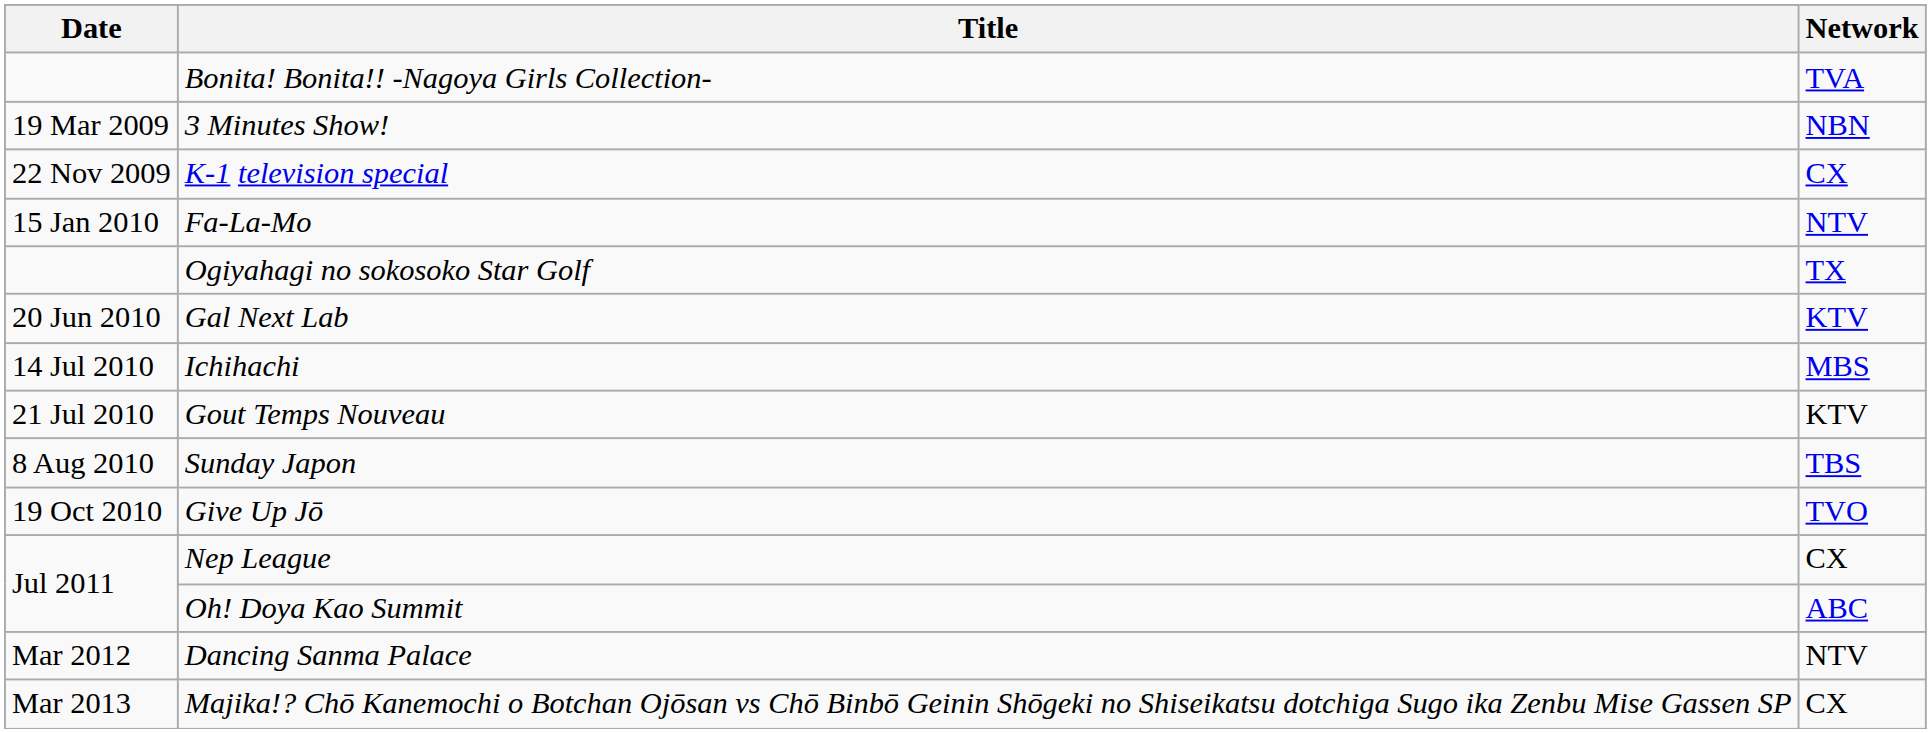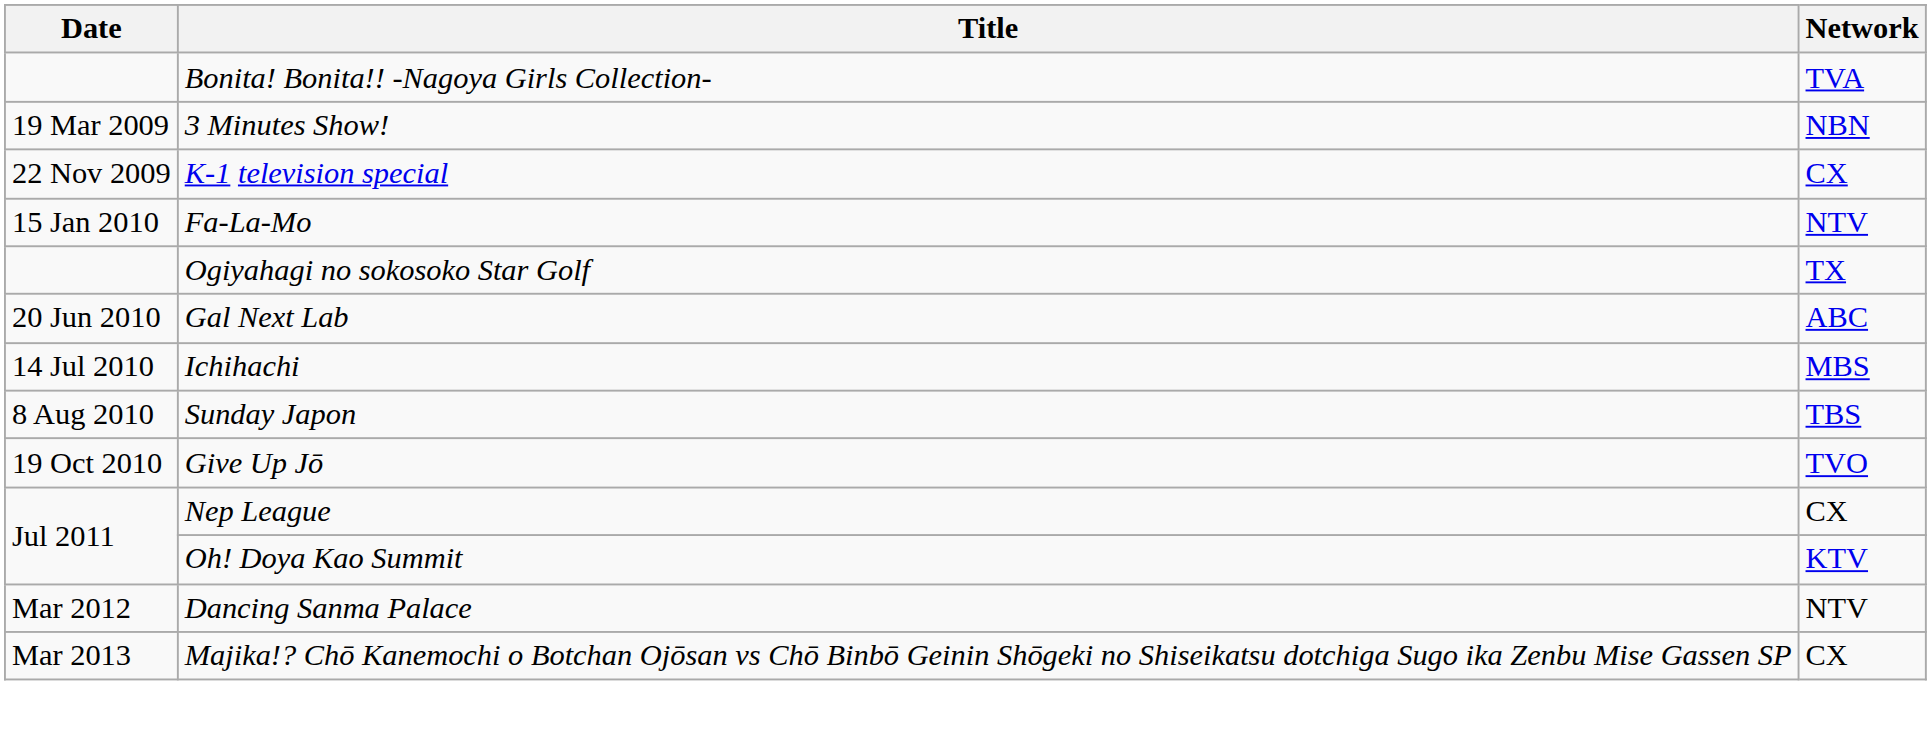(1837, 317) KTV -> (1837, 317) ABC
- row: (315, 414)
(1837, 607) ABC -> (1837, 558) KTV
